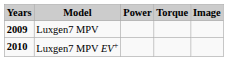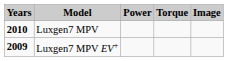(17, 29) 2009 -> (17, 29) 2010
(17, 47) 2010 -> (17, 47) 2009
